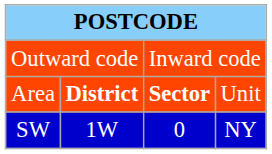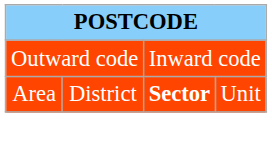(102, 93) bold -> (103, 93) normal
- row: (33, 129)
